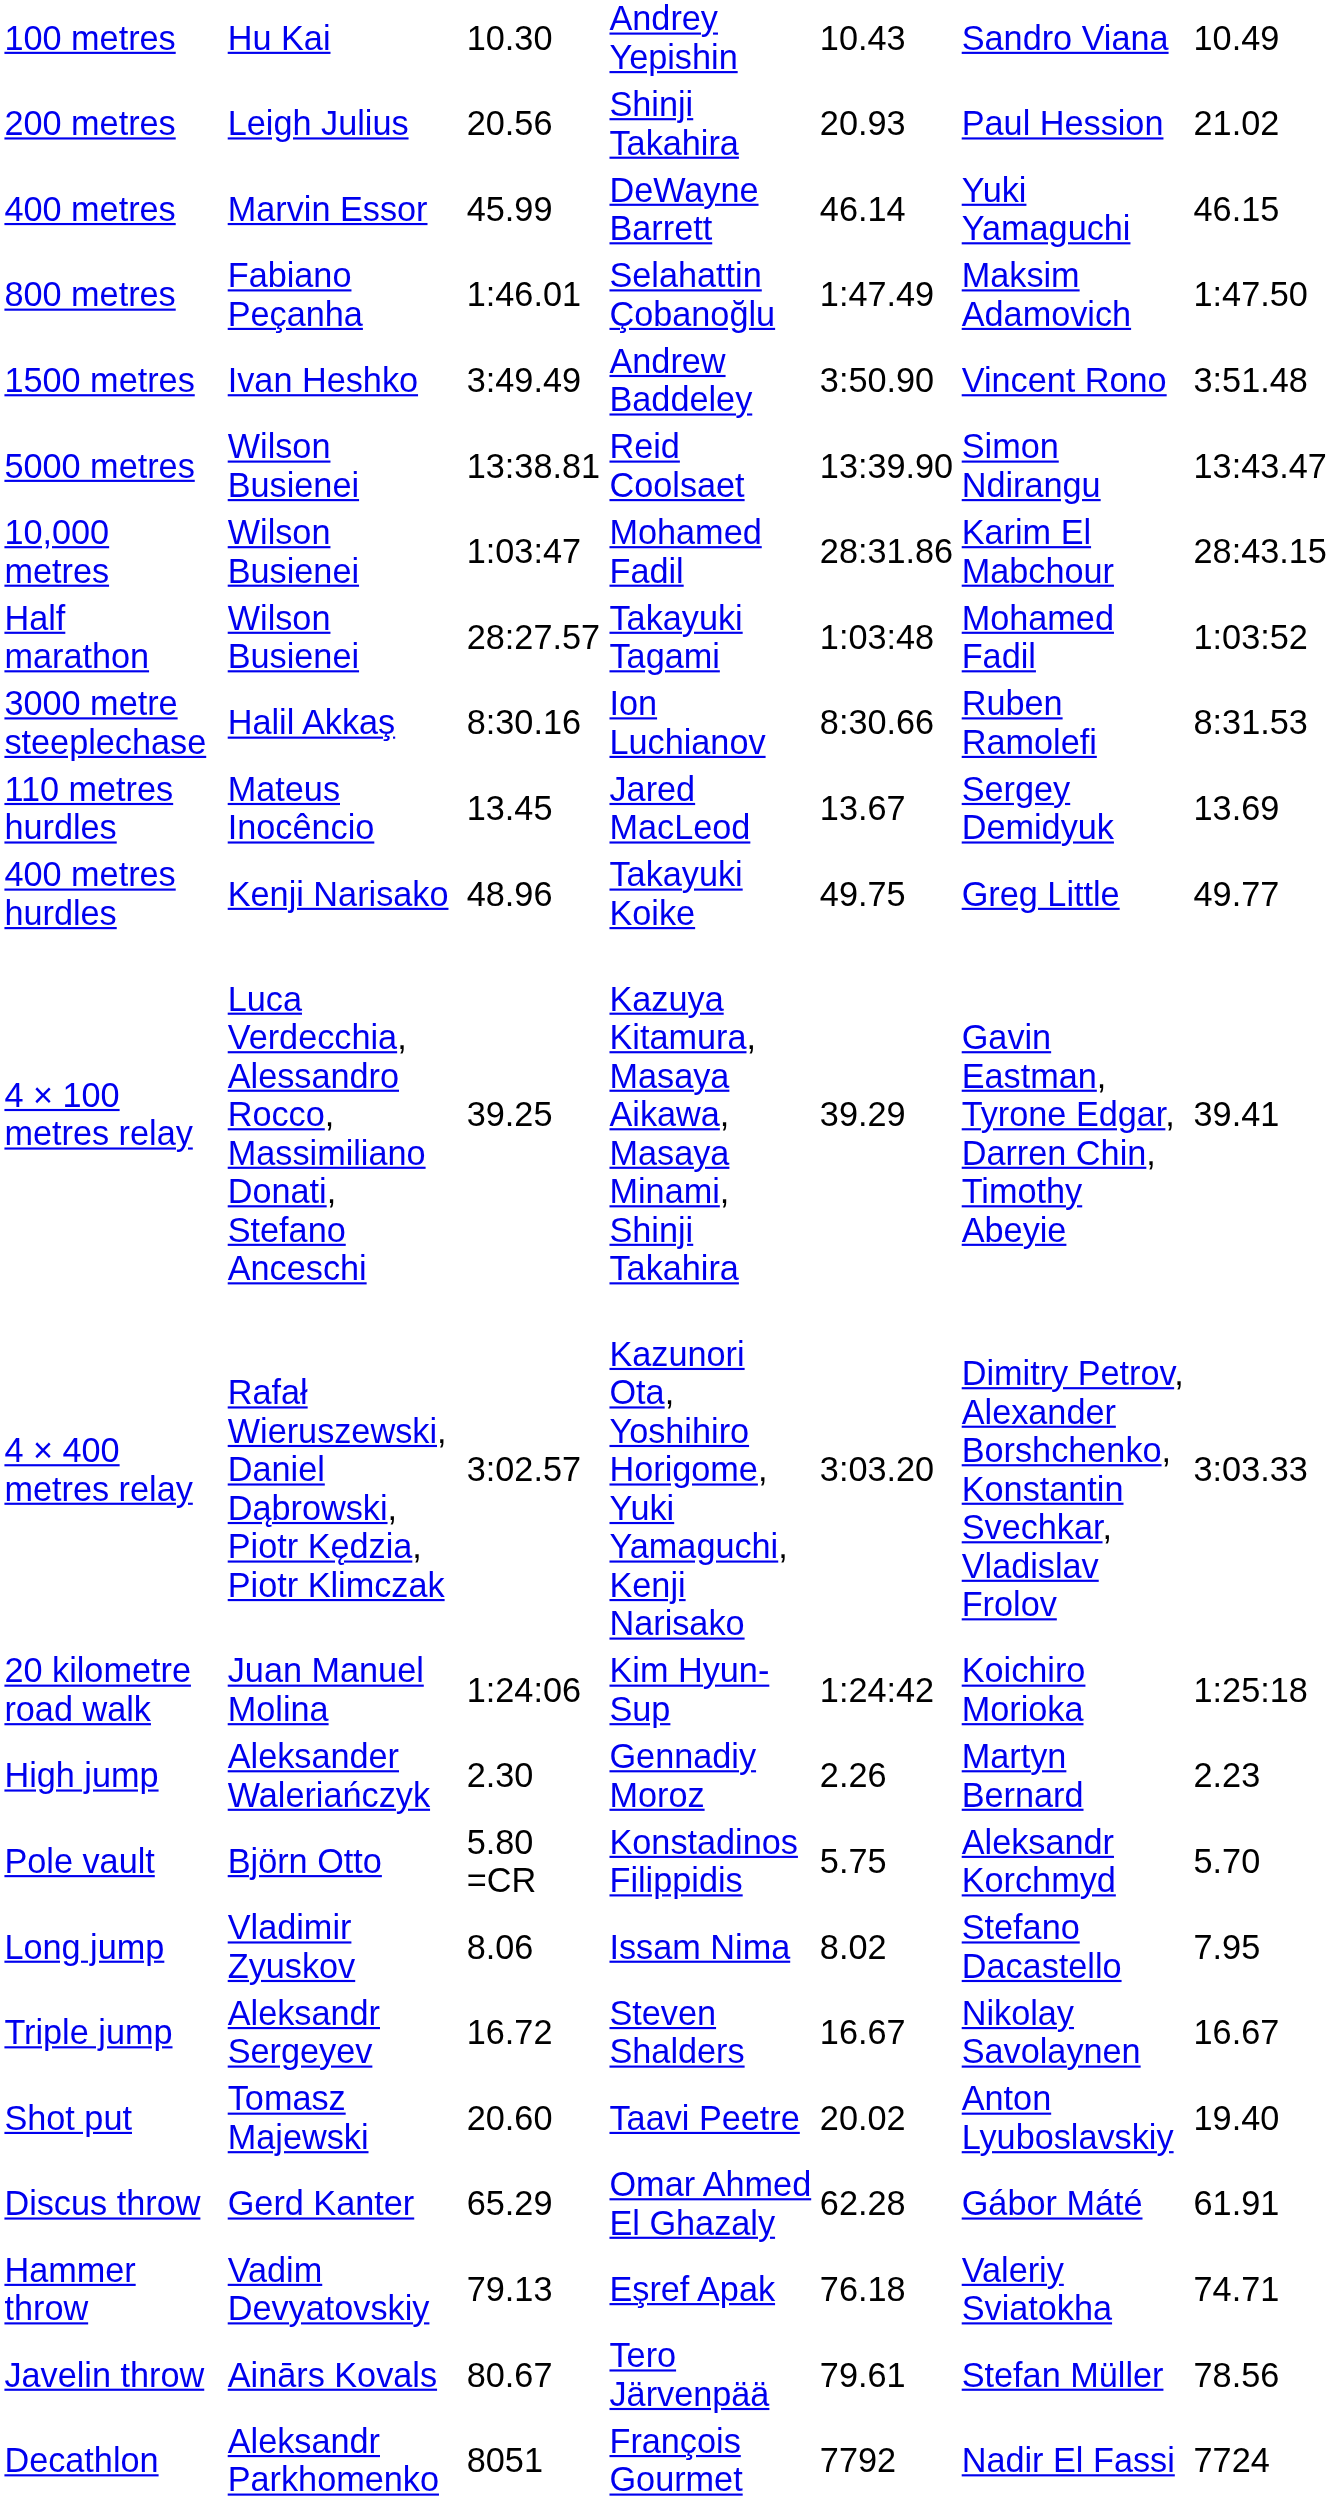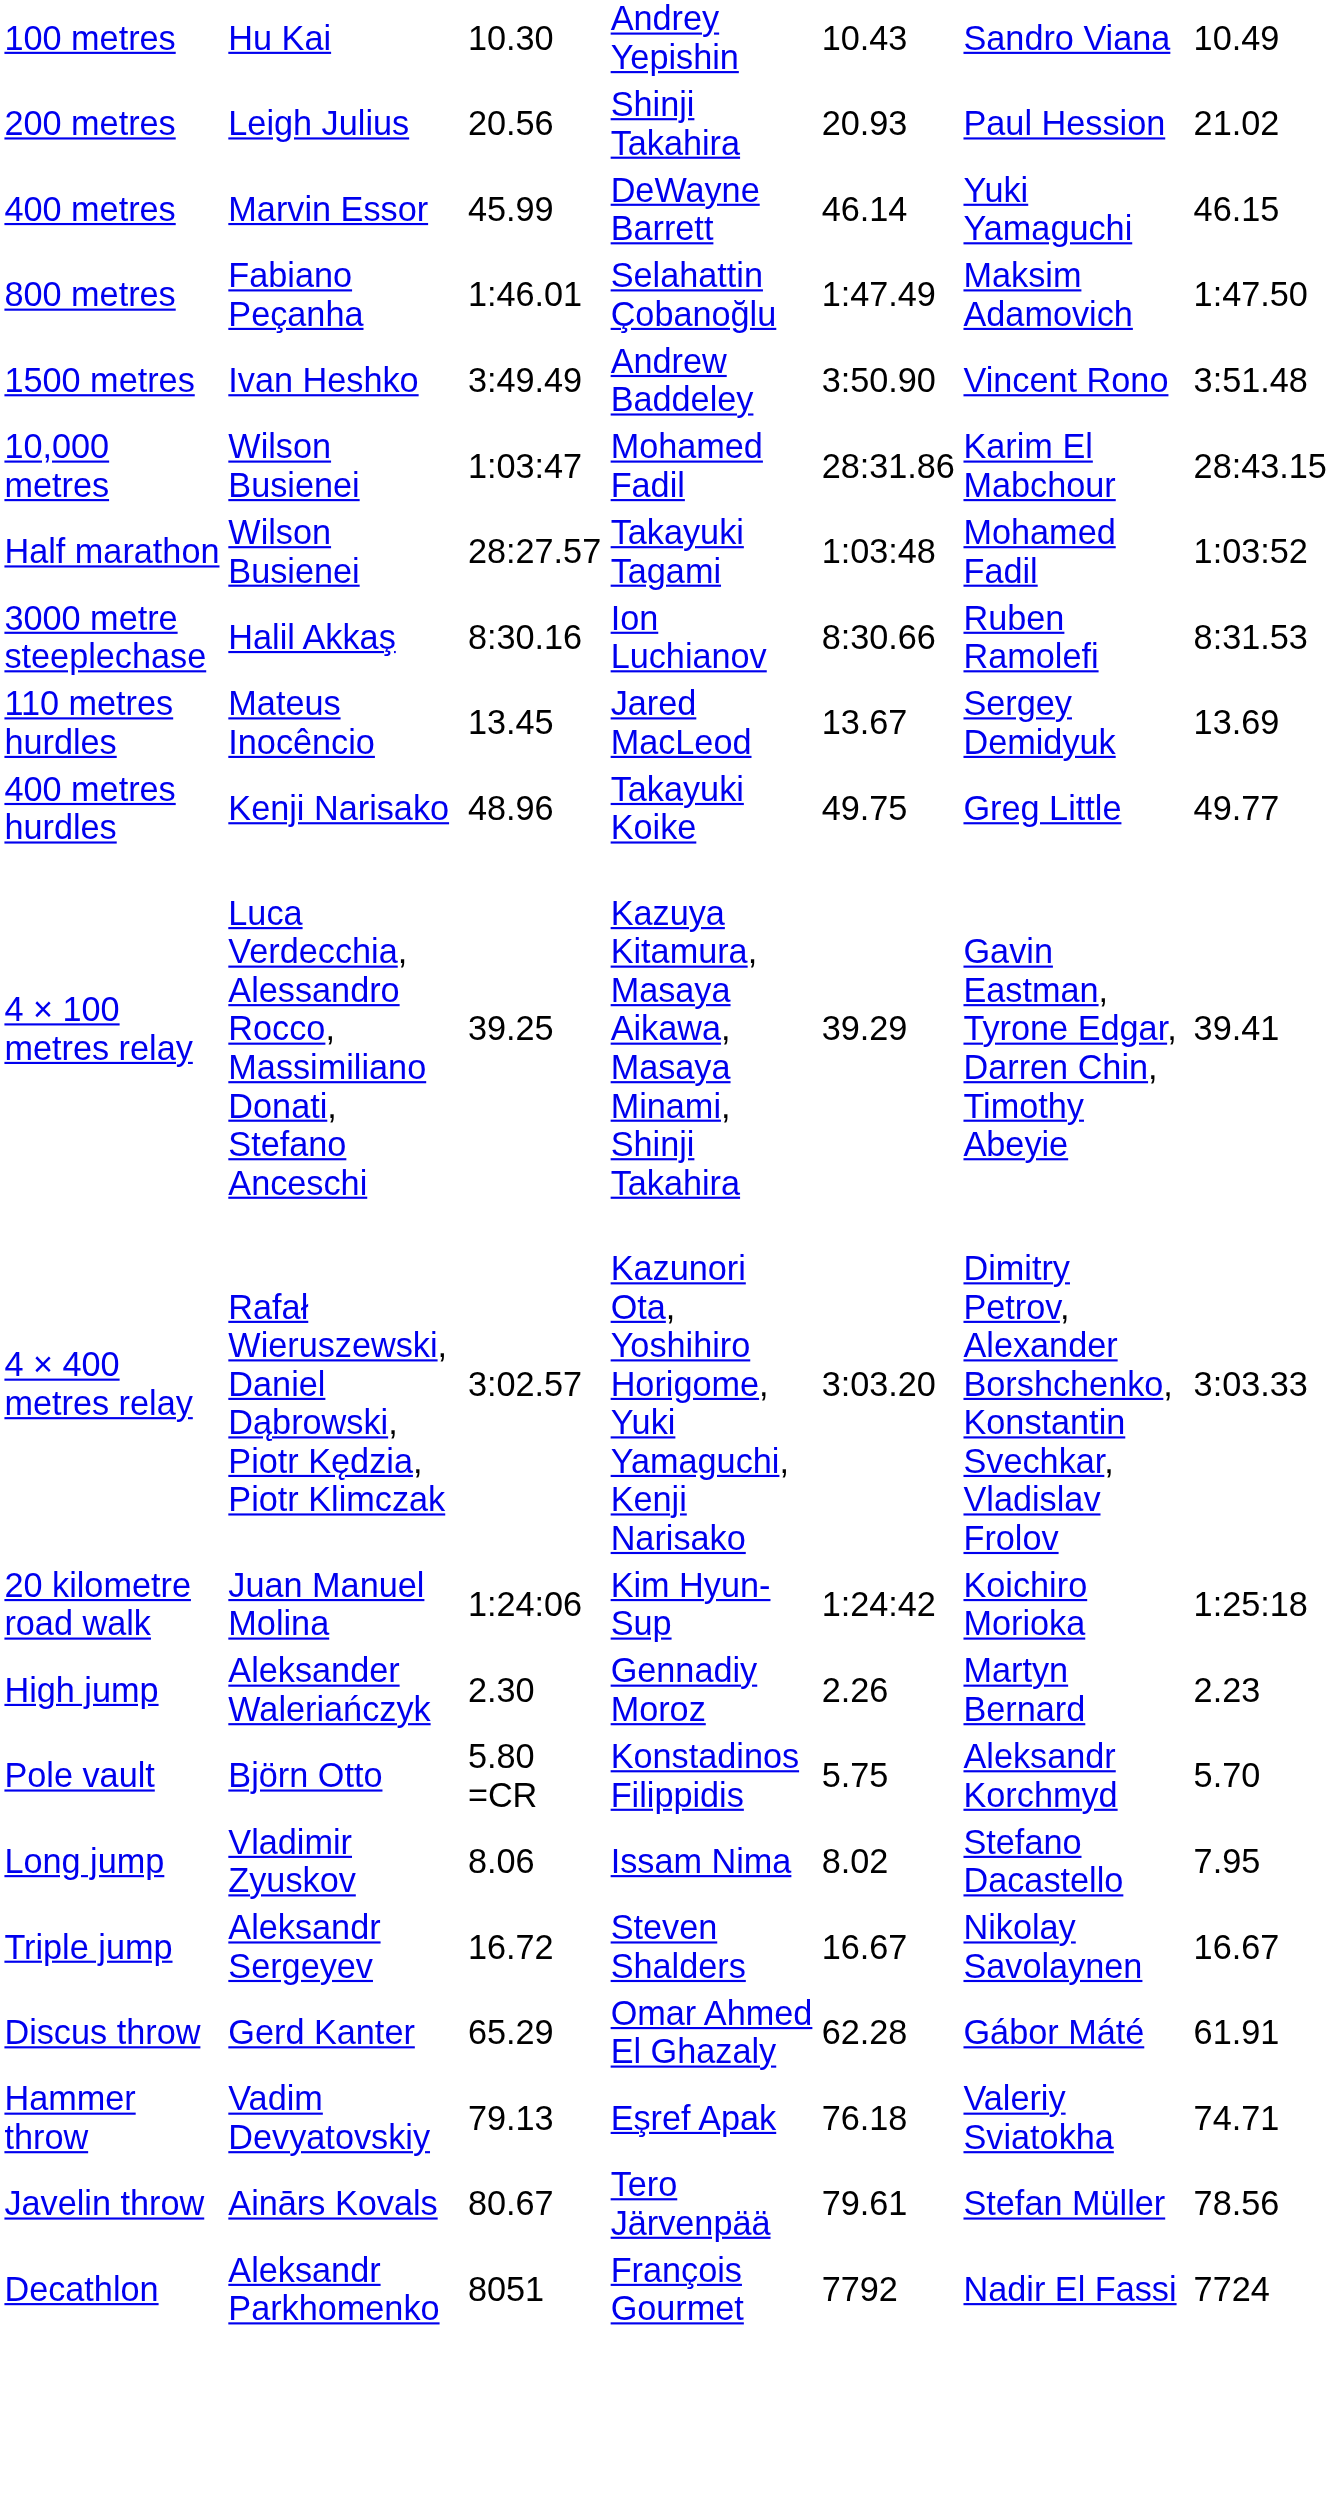- row: (100, 466)
- row: (68, 2118)
